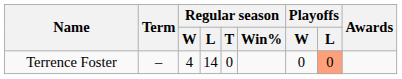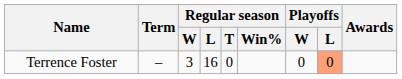(189, 62) 4 -> (189, 62) 3
(211, 62) 14 -> (211, 62) 16
